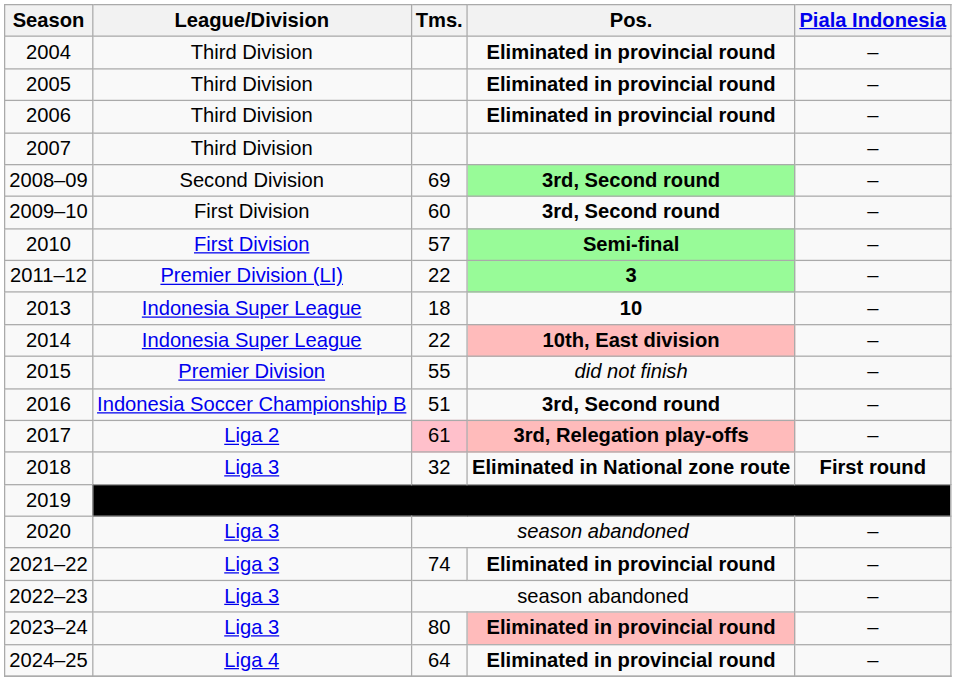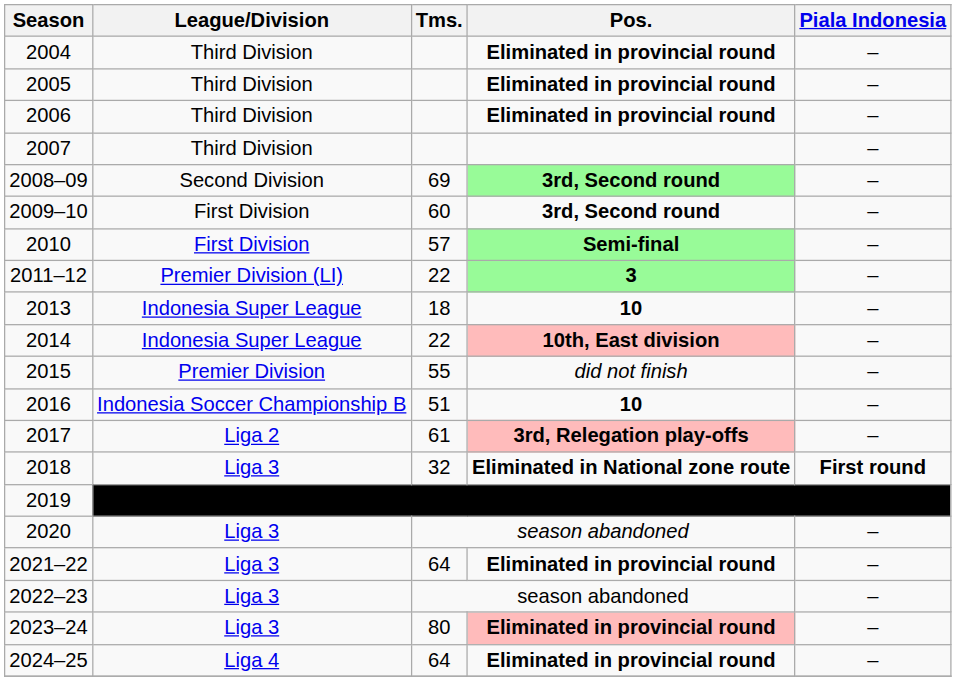(631, 404) 3rd, Second round -> (631, 404) 10
(439, 436) pink background -> (439, 436) no background
(439, 564) 74 -> (439, 564) 64
